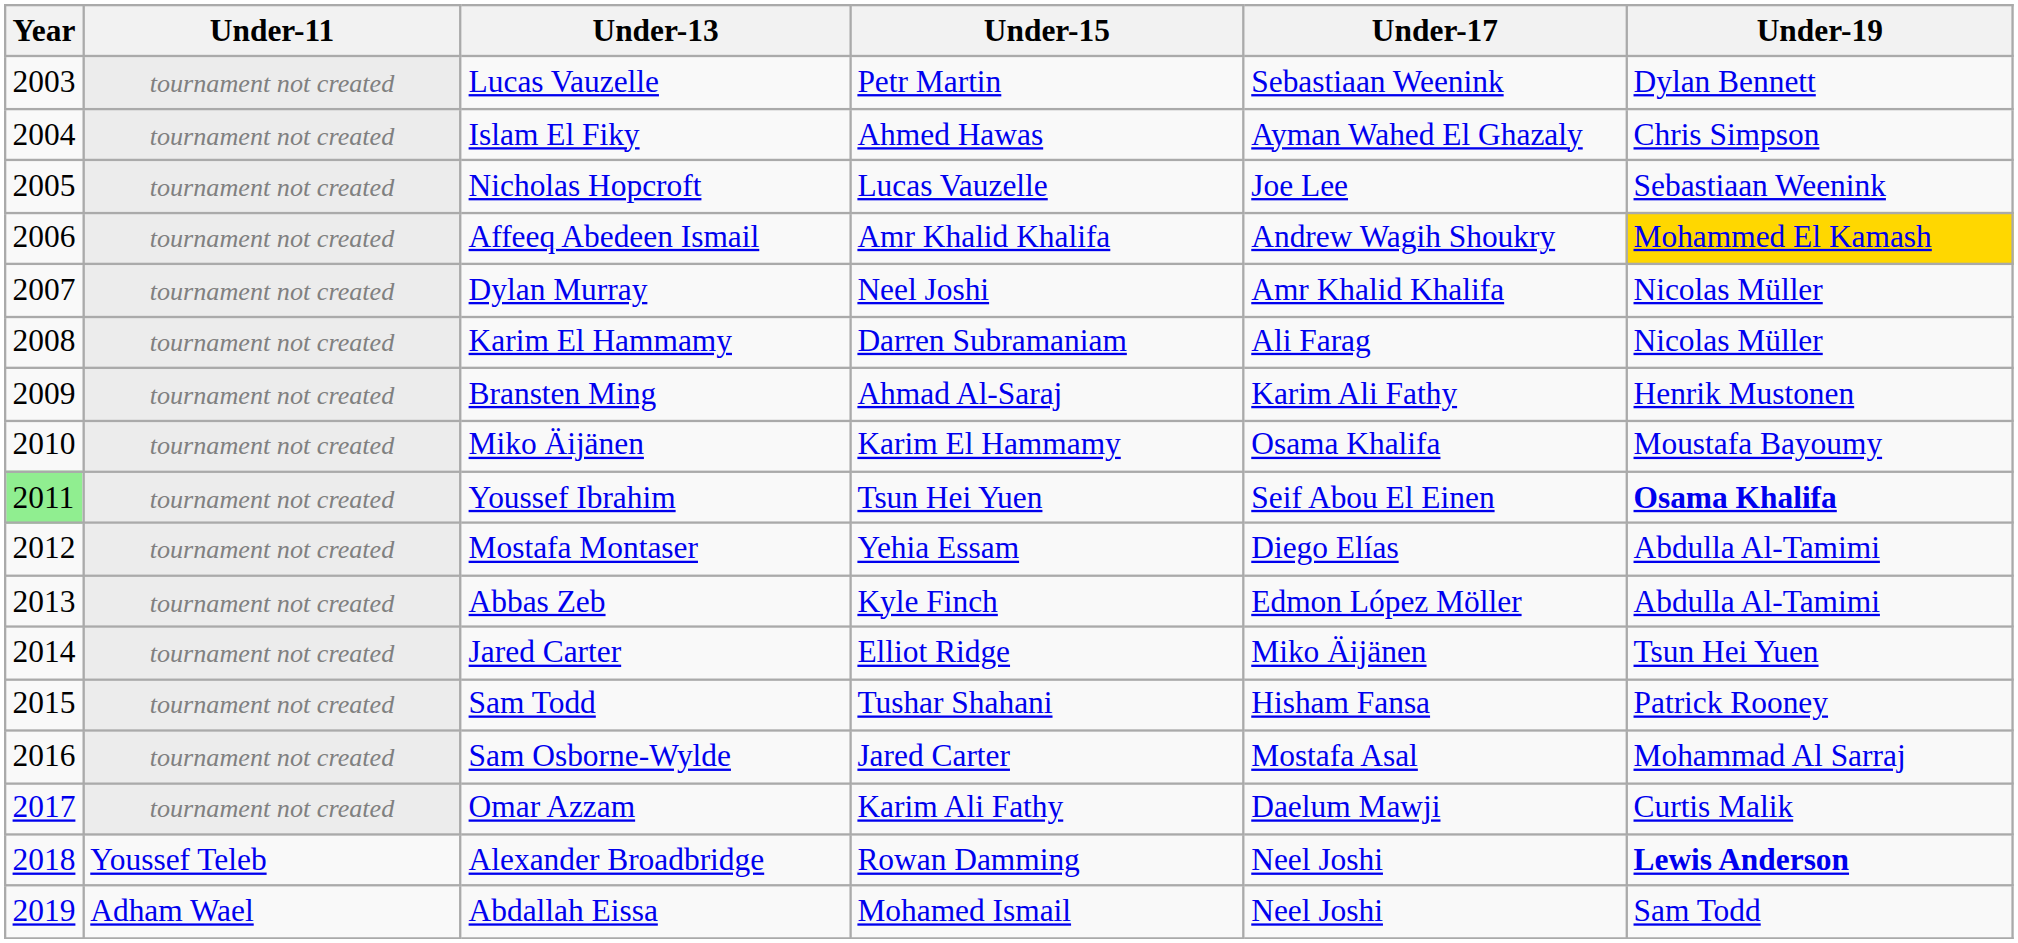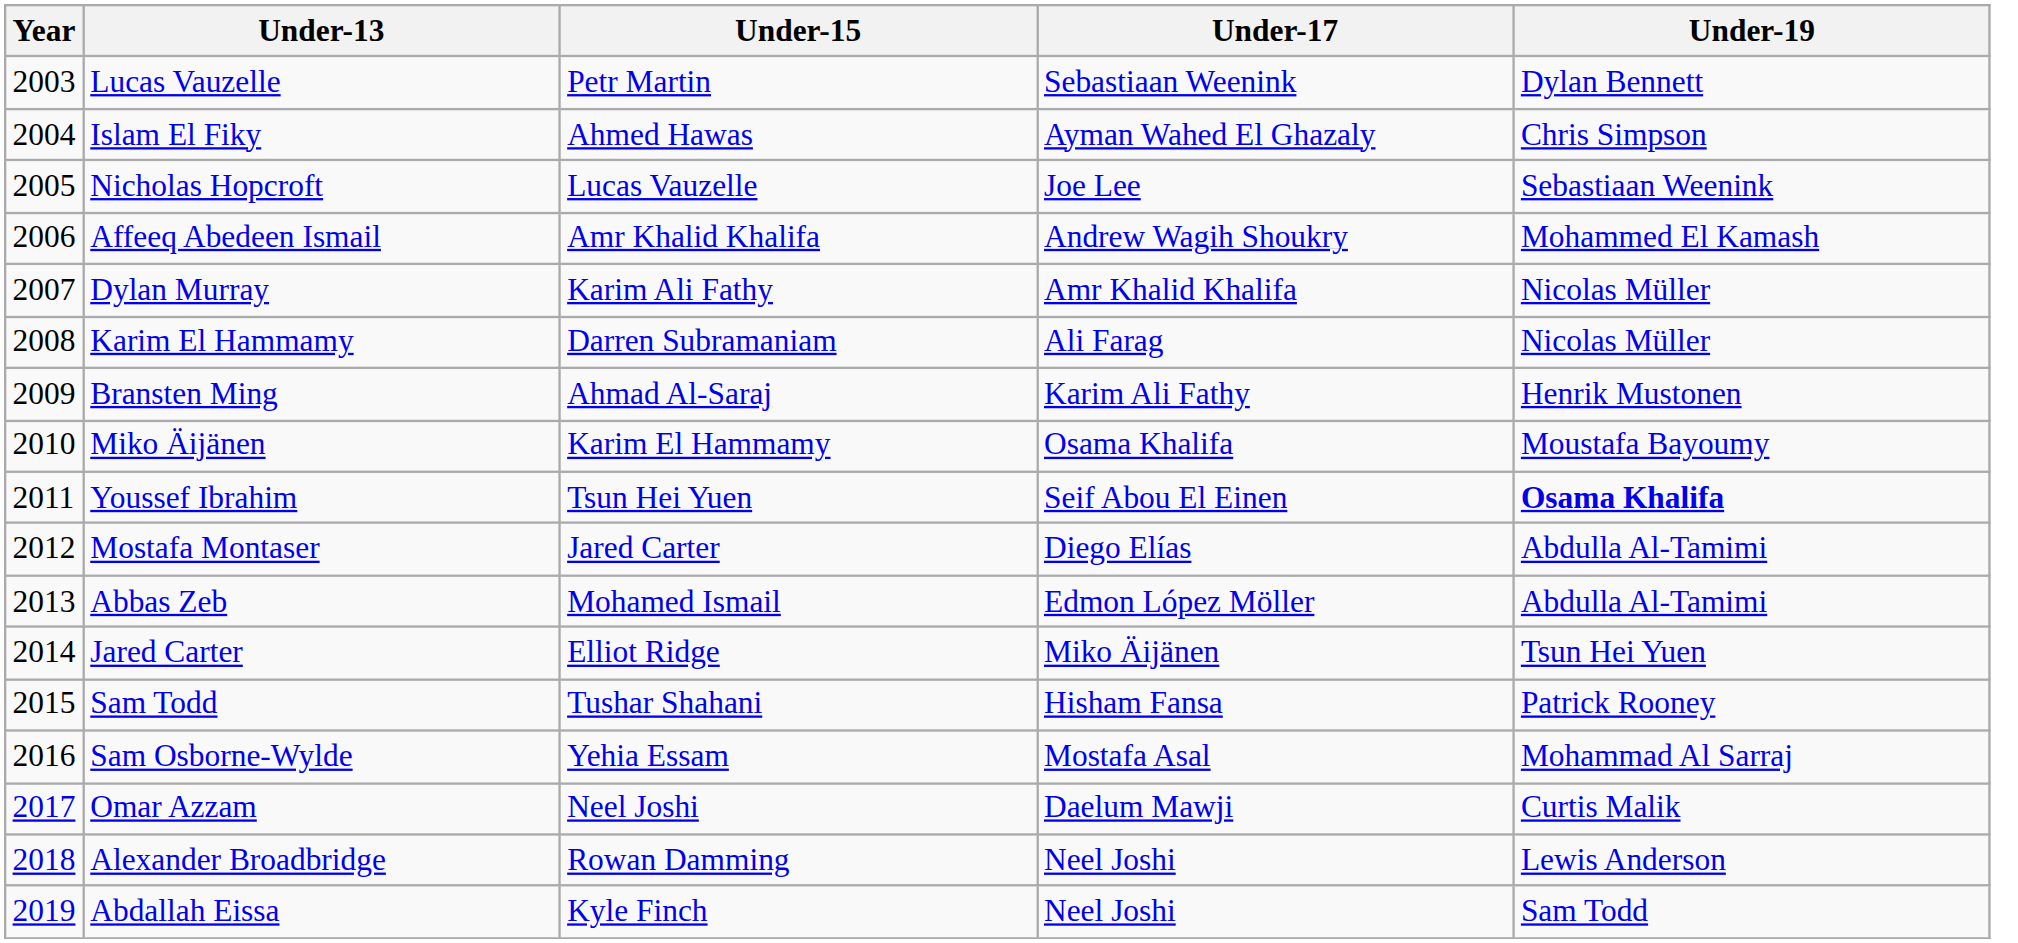- column: (272, 30)
(1783, 237) gold background -> (1670, 237) no background
(923, 289) Neel Joshi -> (670, 289) Karim Ali Fathy
(43, 496) lightgreen background -> (43, 496) no background
(938, 548) Yehia Essam -> (643, 548) Jared Carter
(928, 600) Kyle Finch -> (674, 600) Mohamed Ismail
(934, 755) Jared Carter -> (648, 755) Yehia Essam
(960, 807) Karim Ali Fathy -> (633, 807) Neel Joshi
(1741, 859) bold -> (1623, 859) normal
(964, 911) Mohamed Ismail -> (637, 911) Kyle Finch
